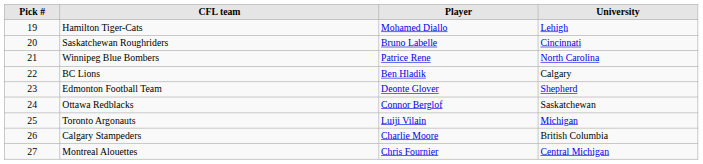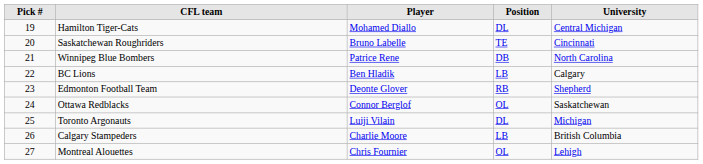+ column: (522, 12)
(554, 27) Lehigh -> (588, 27) Central Michigan
(575, 151) Central Michigan -> (568, 151) Lehigh
